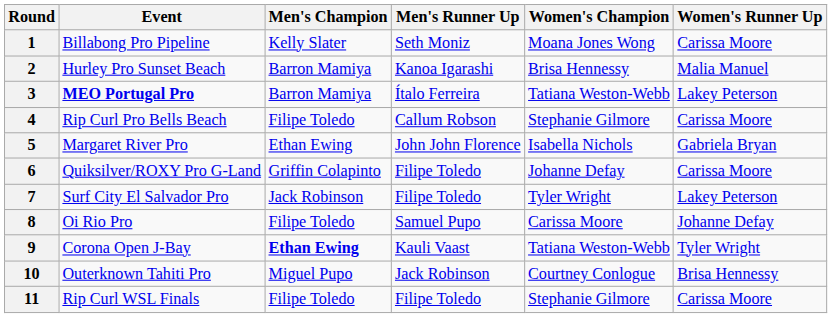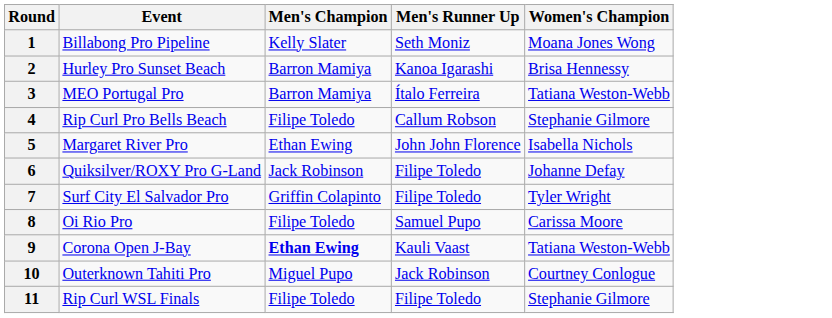- column: (750, 17)
(128, 94) bold -> (123, 94) normal
(325, 171) Griffin Colapinto -> (316, 171) Jack Robinson
(316, 196) Jack Robinson -> (325, 196) Griffin Colapinto
